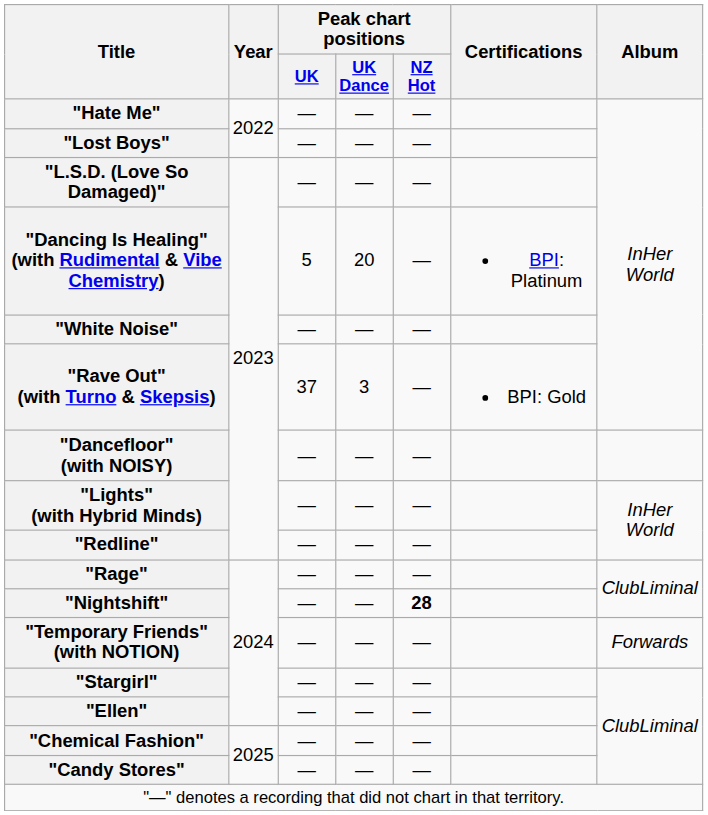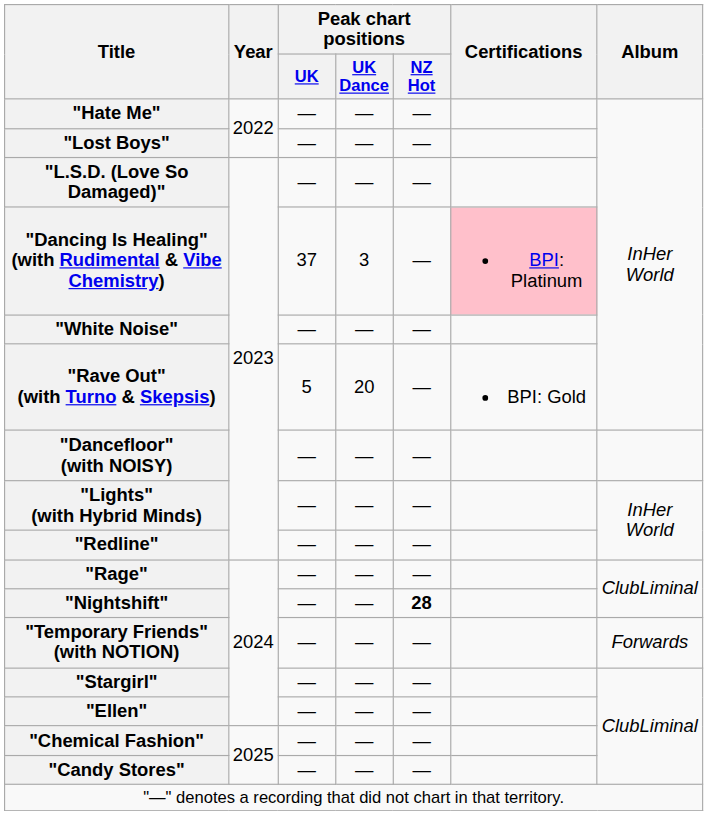(307, 260) 5 -> (307, 260) 37
(364, 260) 20 -> (364, 260) 3
(524, 271) no background -> (524, 271) pink background
(307, 387) 37 -> (307, 387) 5
(364, 387) 3 -> (364, 387) 20
